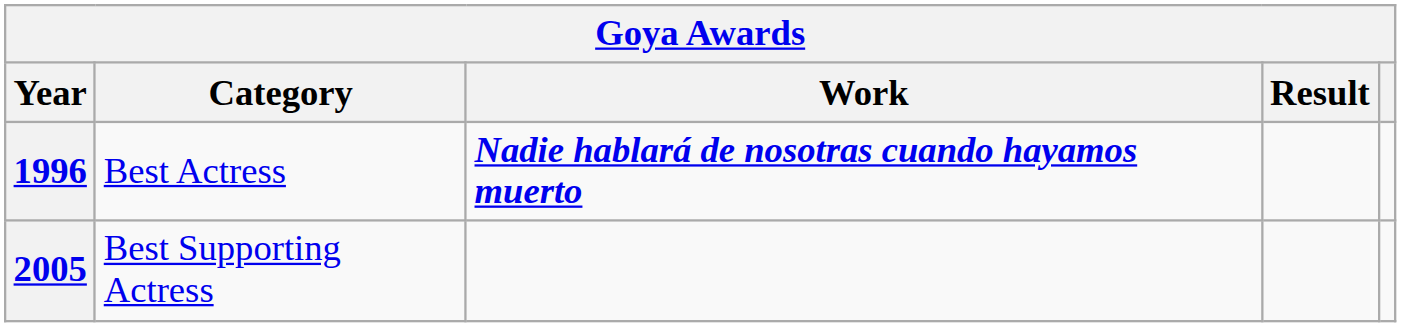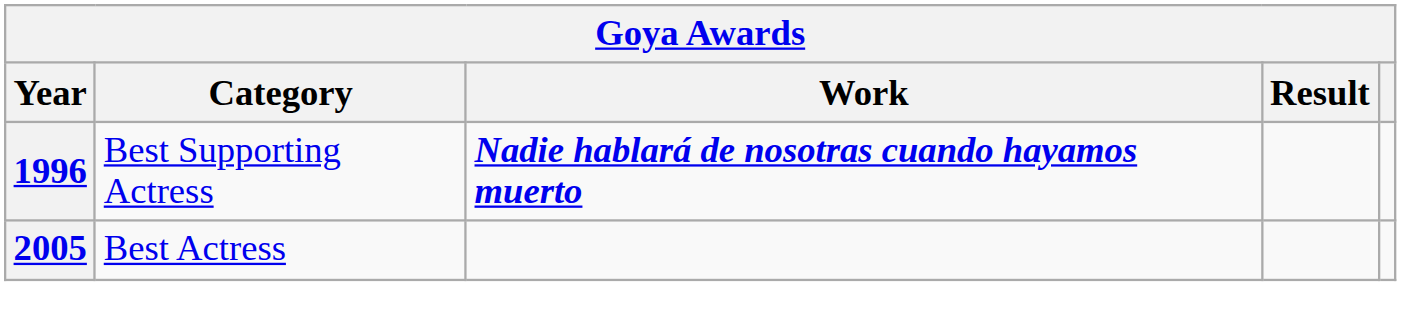(195, 170) Best Actress -> (222, 170) Best Supporting Actress
(222, 269) Best Supporting Actress -> (195, 249) Best Actress
